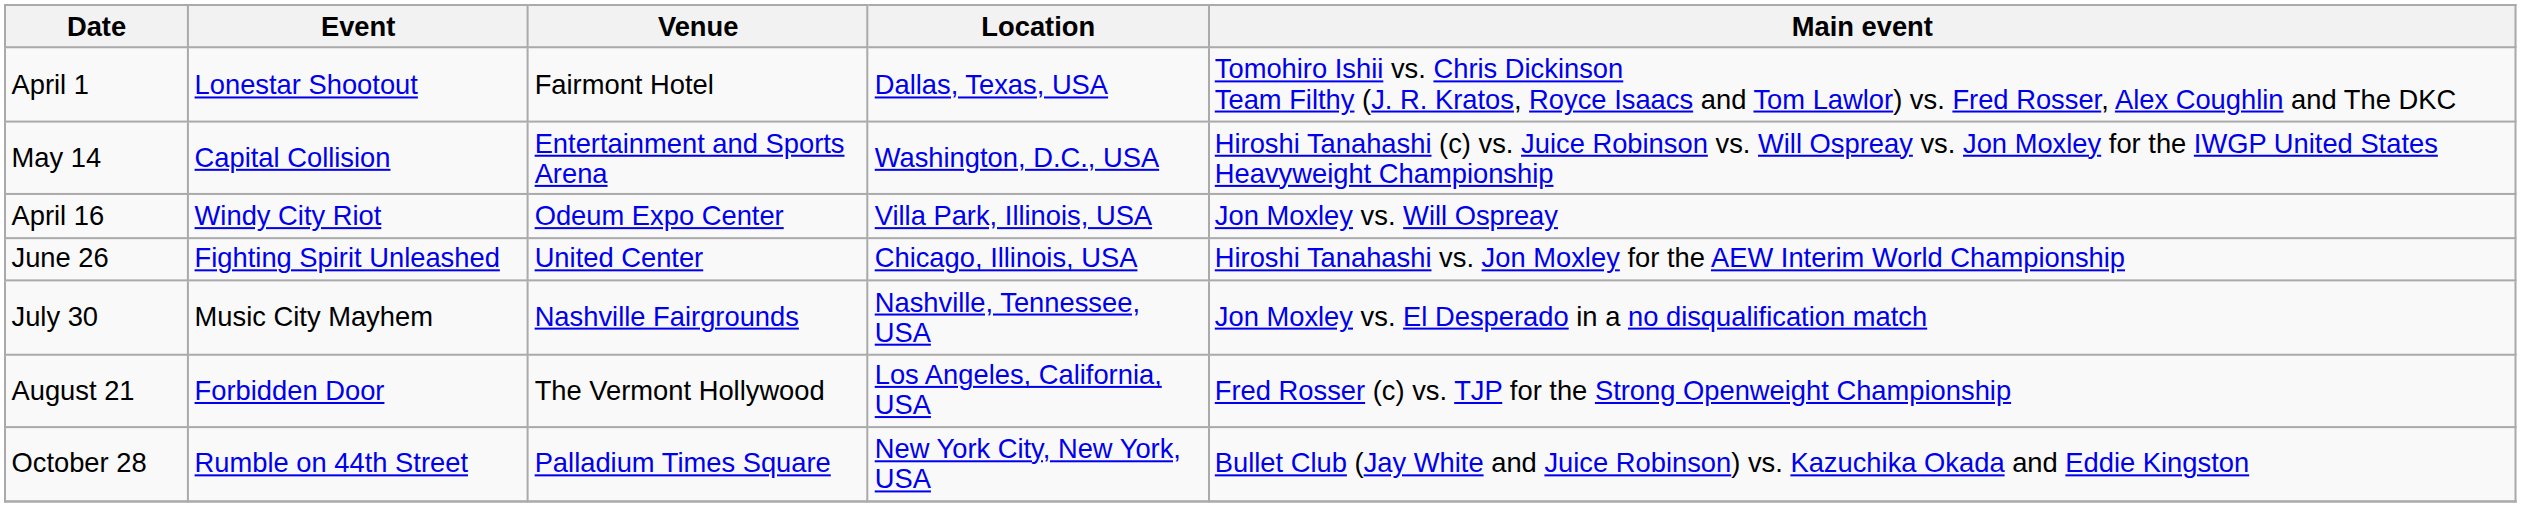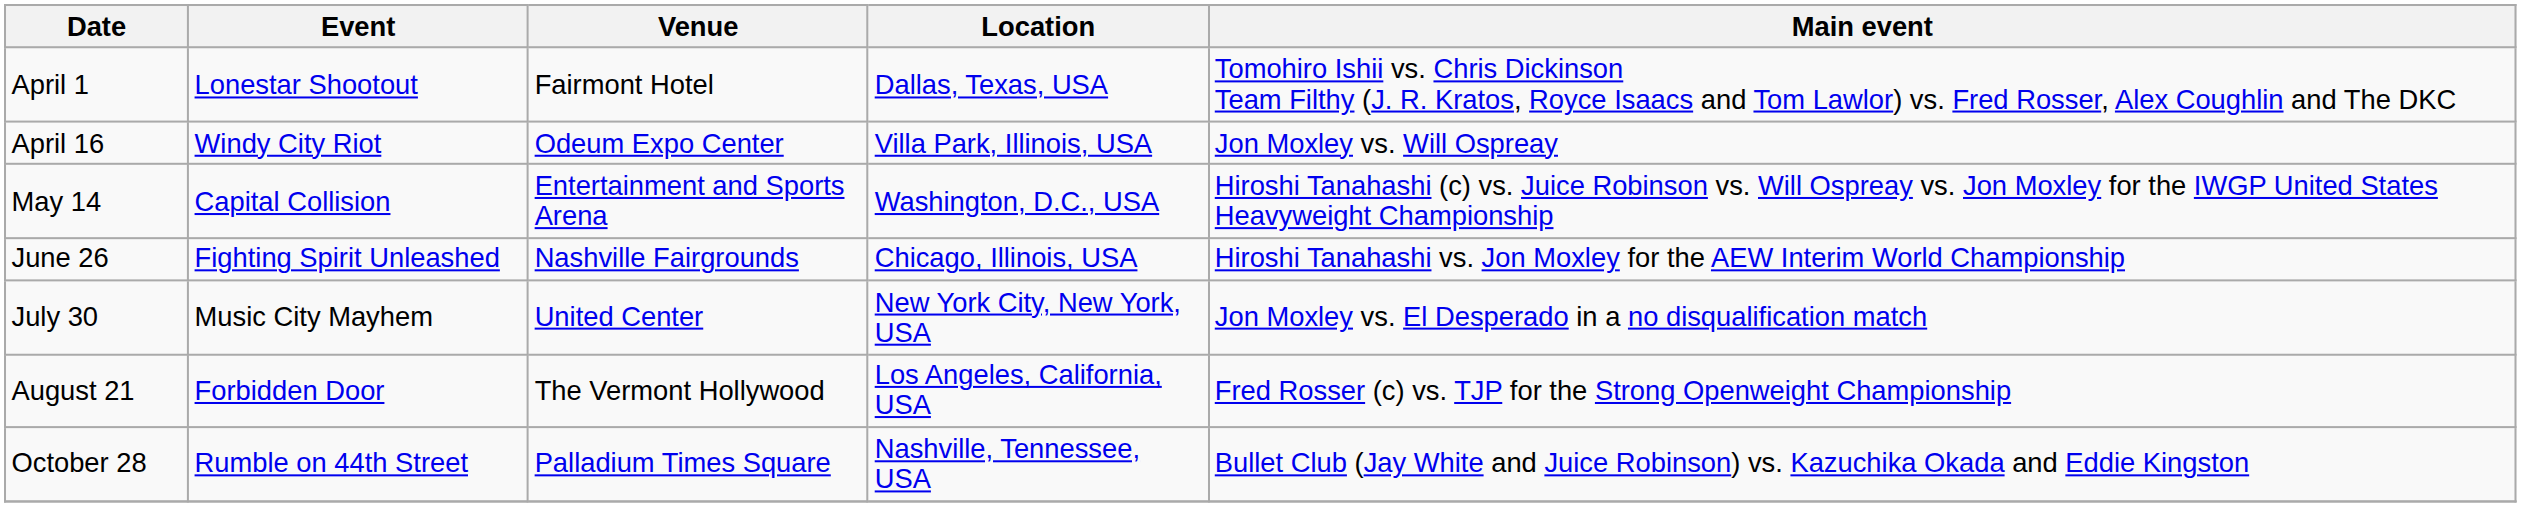rows swapped: (58, 216) <-> (56, 158)
(619, 259) United Center -> (667, 259) Nashville Fairgrounds
(667, 317) Nashville Fairgrounds -> (619, 317) United Center
(1007, 317) Nashville, Tennessee, USA -> (1028, 317) New York City, New York, USA
(1028, 463) New York City, New York, USA -> (1007, 463) Nashville, Tennessee, USA
